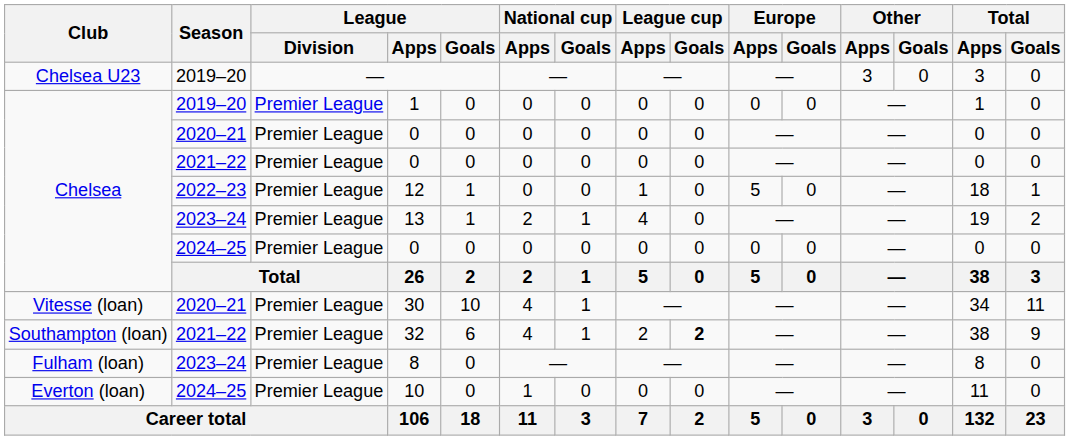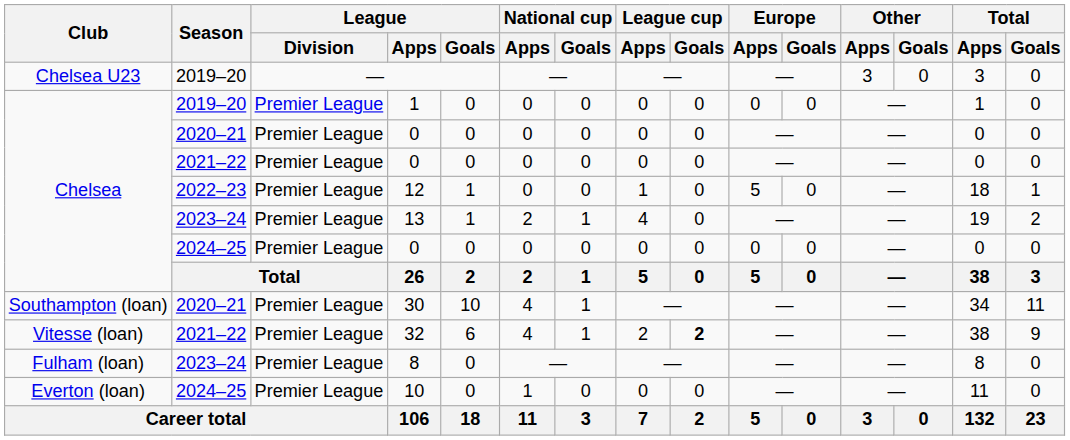(88, 305) Vitesse (loan) -> (88, 305) Southampton (loan)
(88, 334) Southampton (loan) -> (88, 334) Vitesse (loan)
